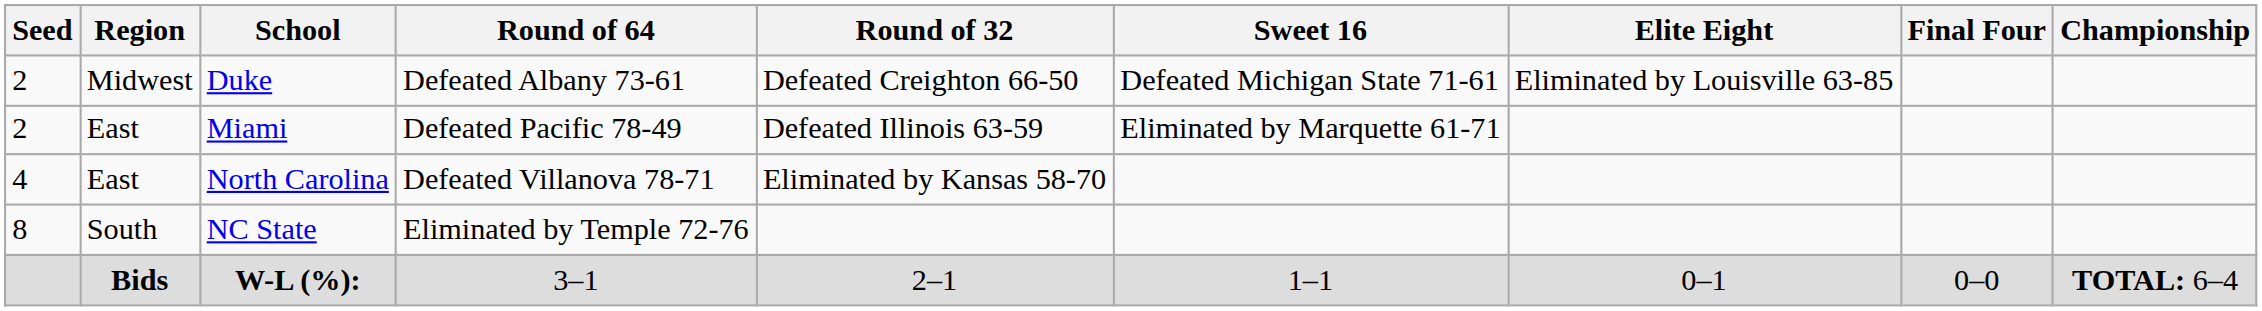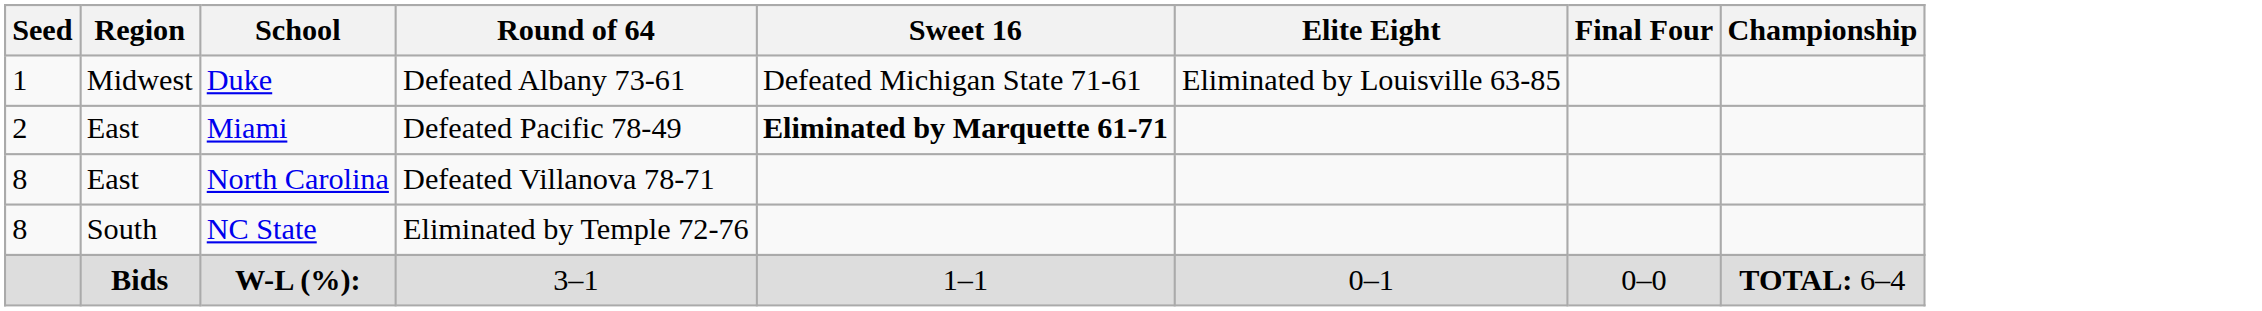- column: (935, 29)
(20, 79) 2 -> (20, 79) 1
(1310, 129) normal -> (965, 129) bold
(20, 179) 4 -> (20, 179) 8
